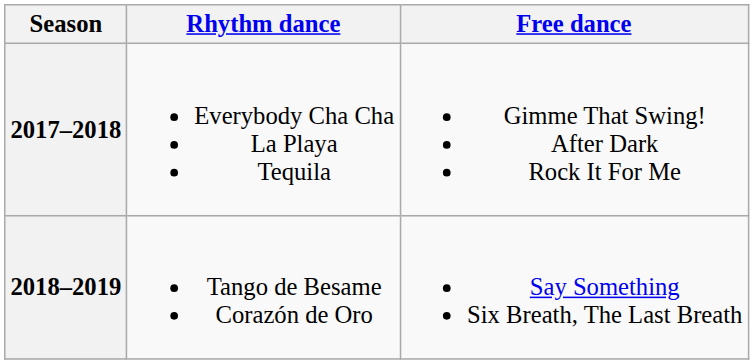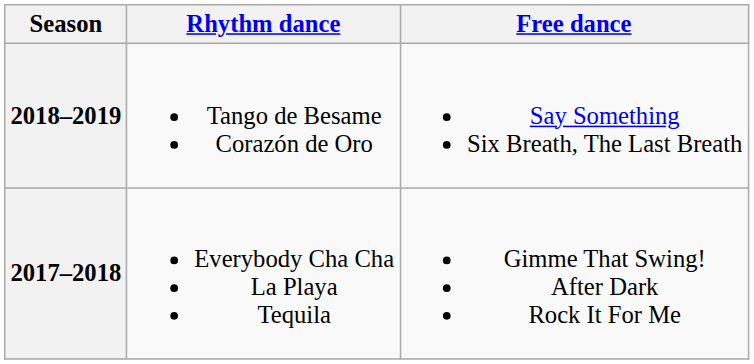rows swapped: (66, 286) <-> (66, 129)
